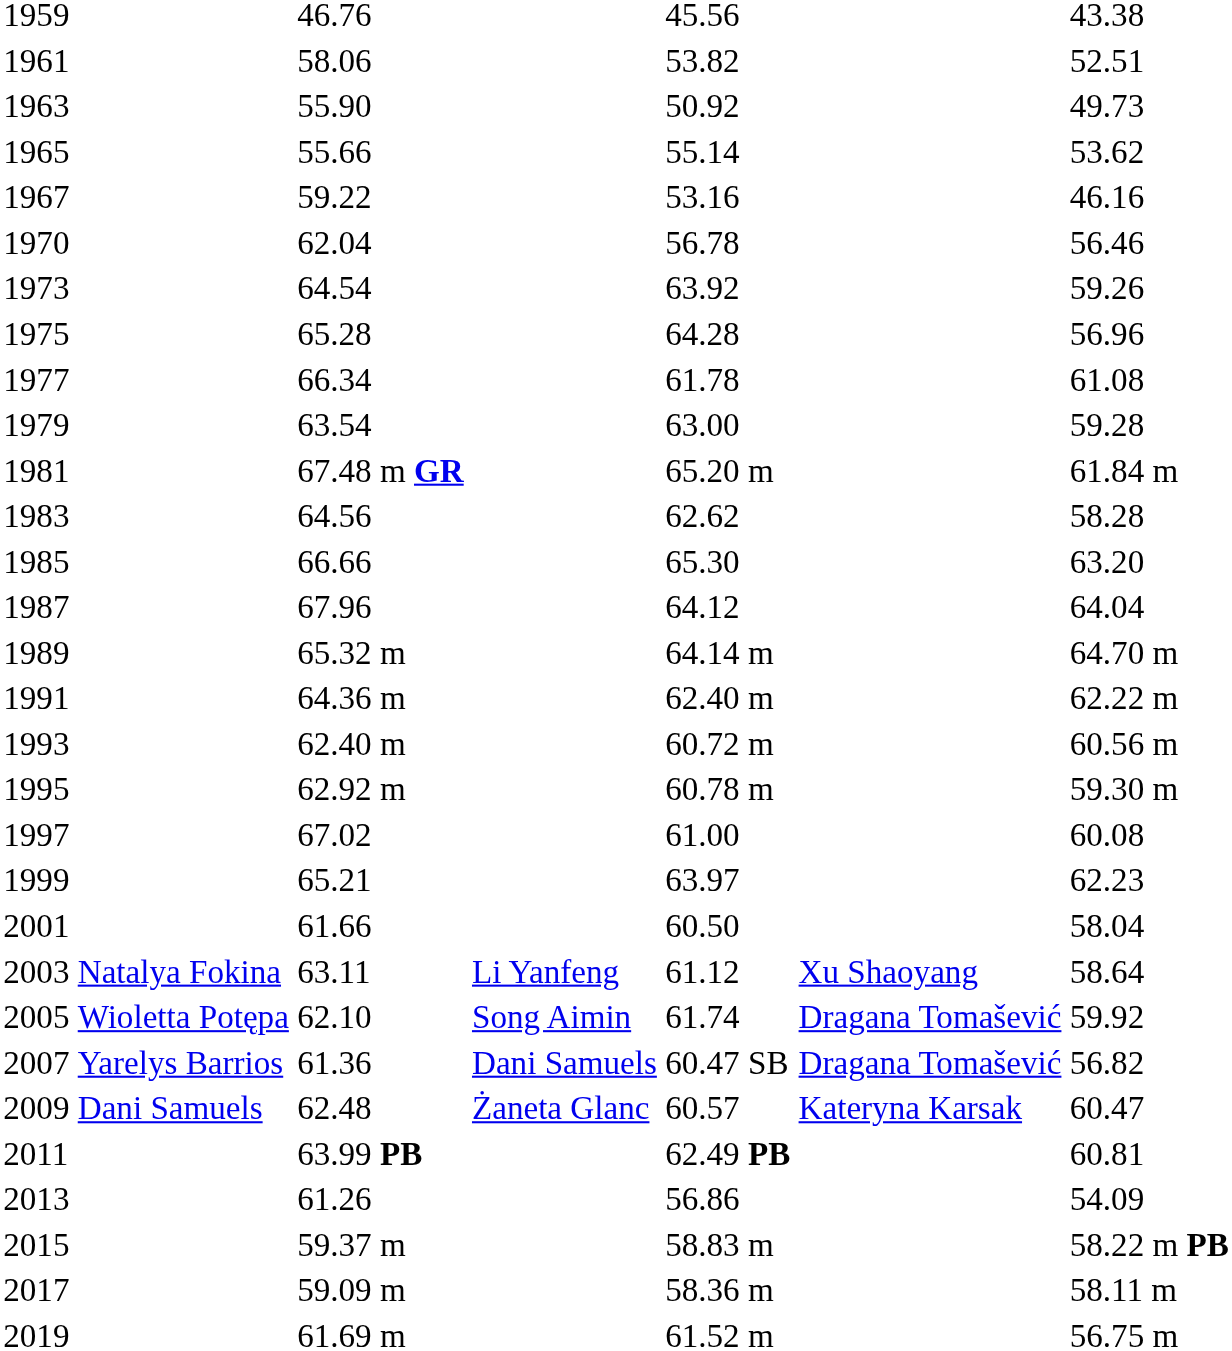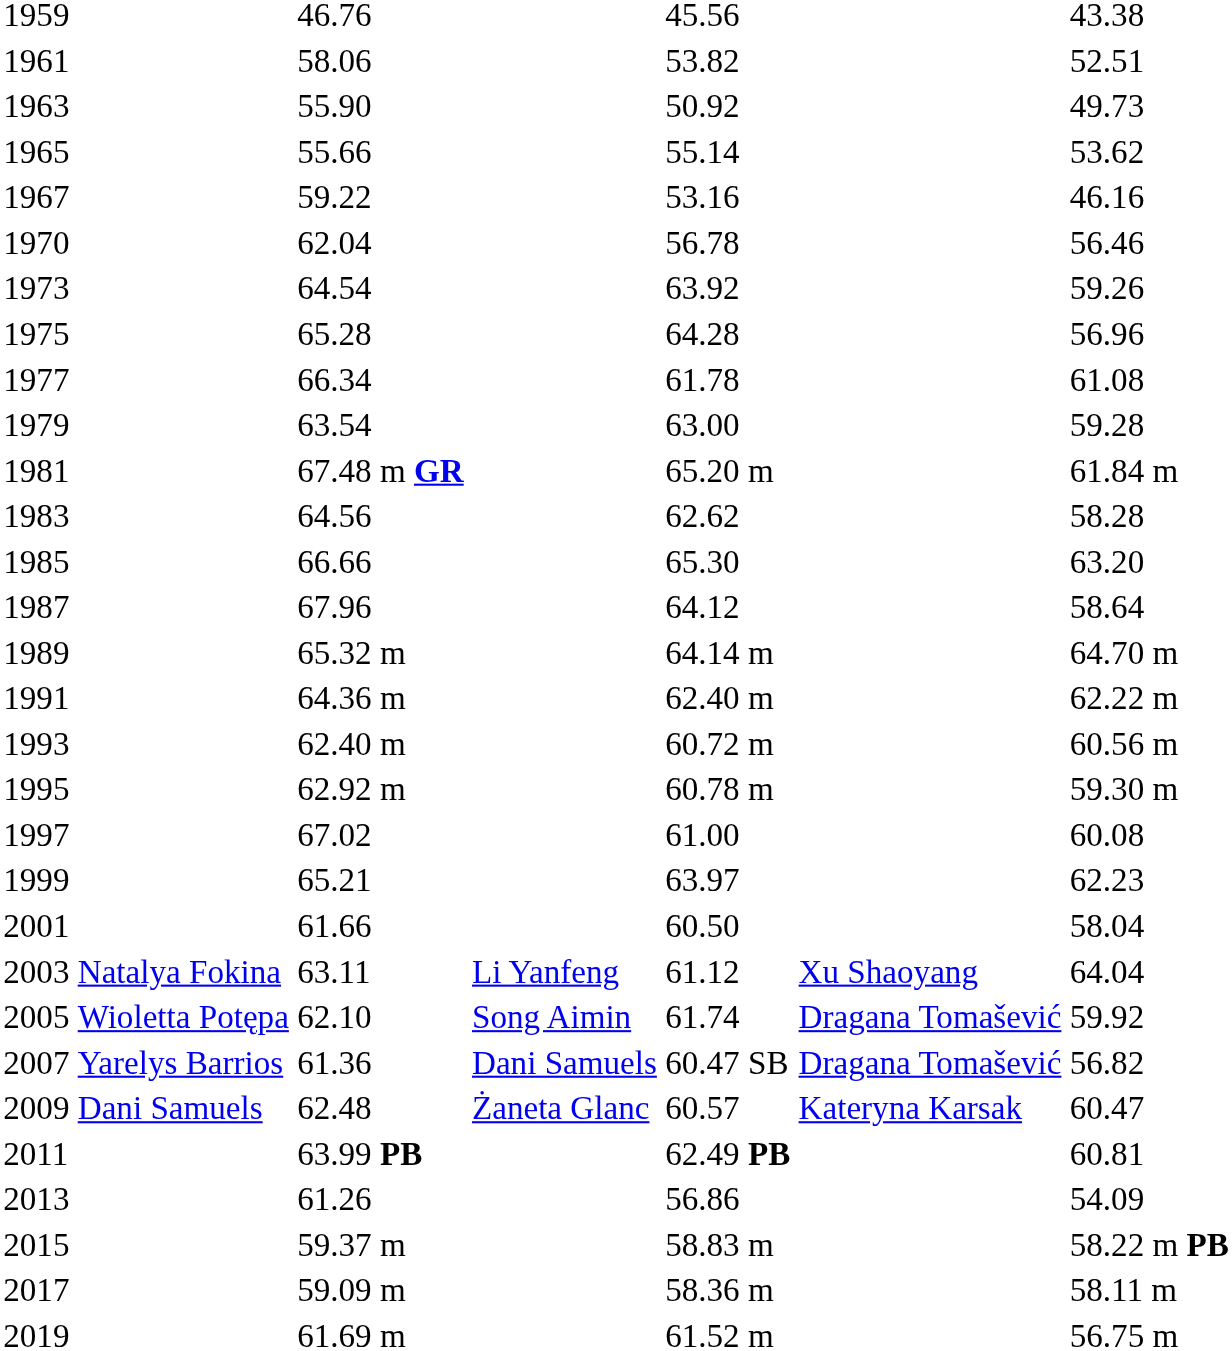(1107, 607) 64.04 -> (1107, 607) 58.64
(1107, 971) 58.64 -> (1107, 971) 64.04
